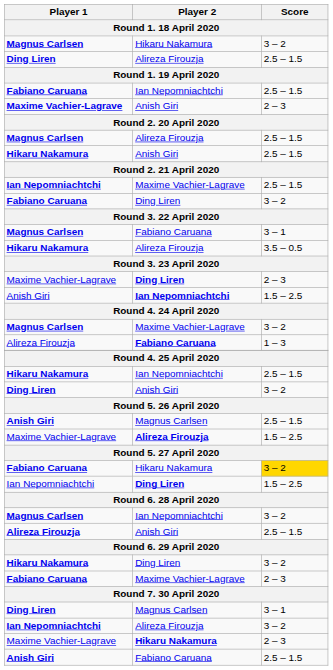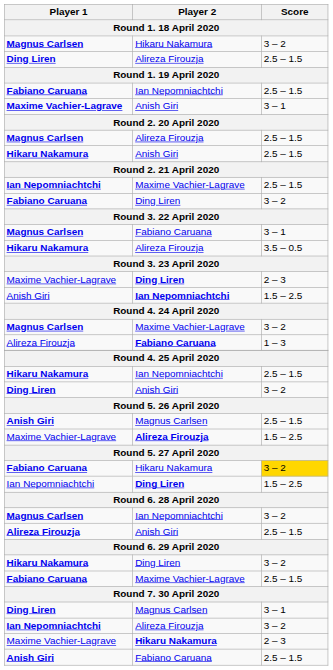(275, 106) 2 – 3 -> (275, 106) 3 – 1
(275, 578) 2 – 3 -> (283, 578) 2.5 – 1.5
